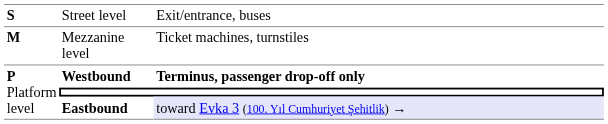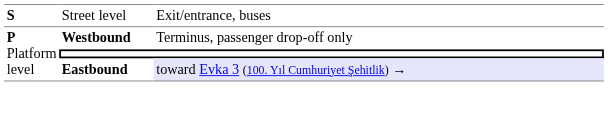- row: (93, 45)
(261, 76) bold -> (254, 38) normal
